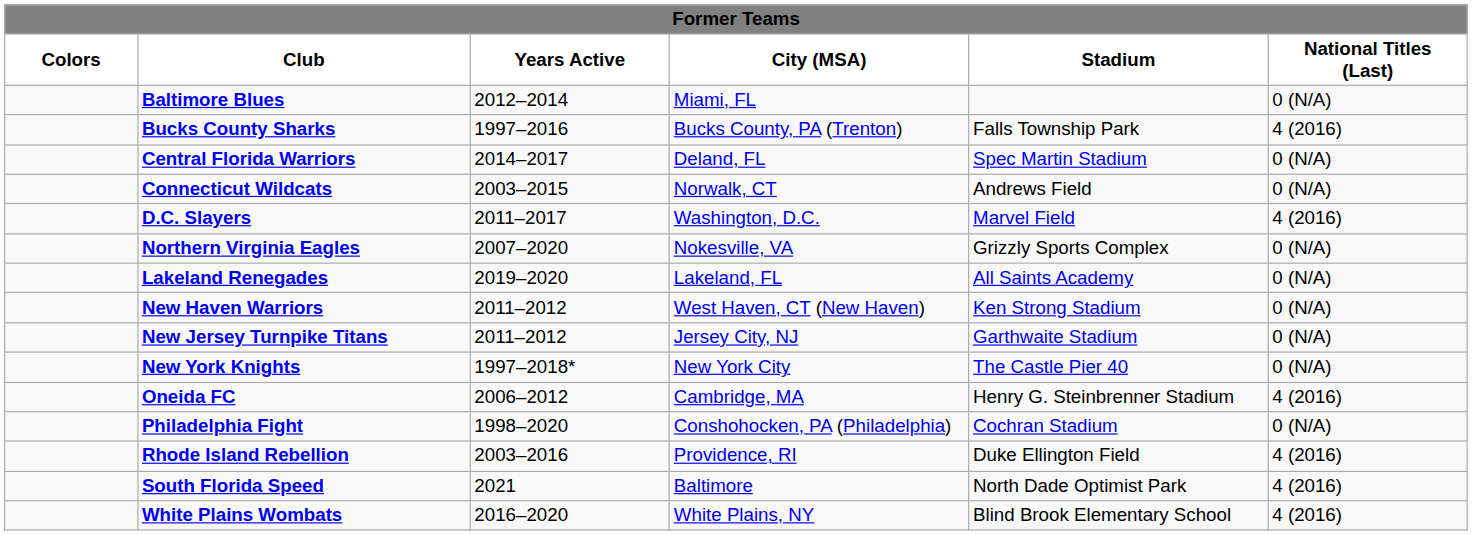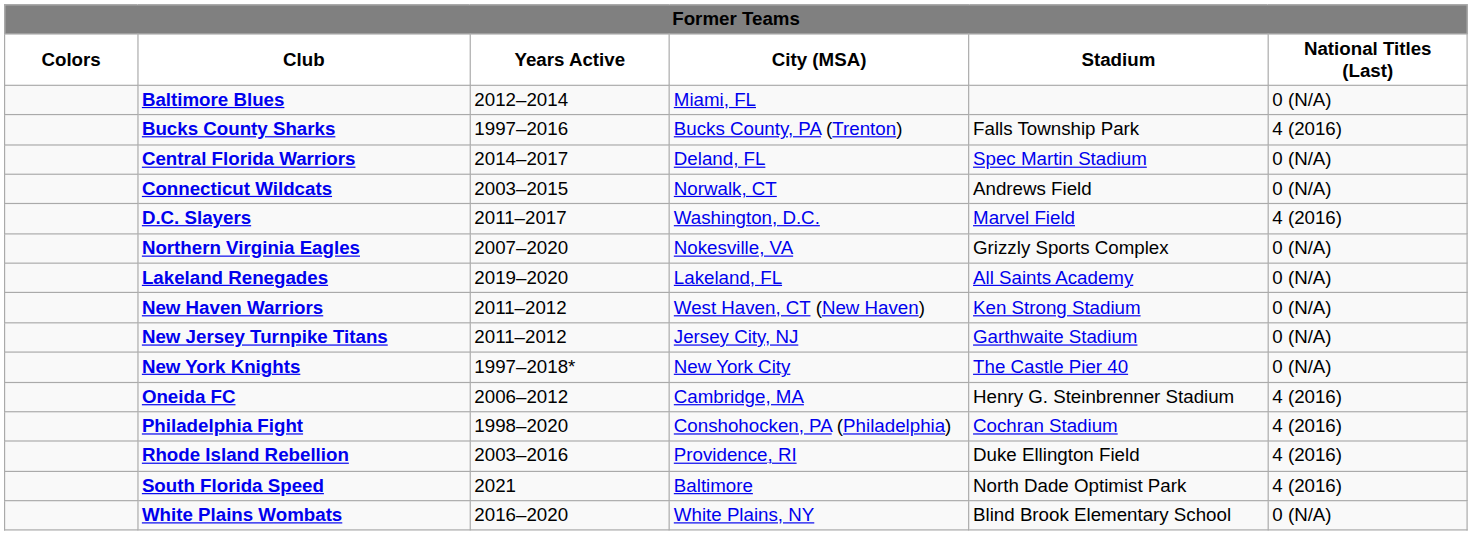(1302, 426) 0 (N/A) -> (1307, 426) 4 (2016)
(1307, 515) 4 (2016) -> (1302, 515) 0 (N/A)
